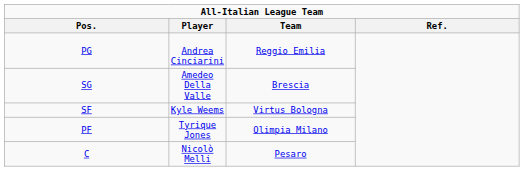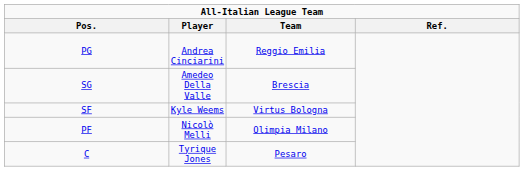(197, 129) Tyrique Jones -> (197, 129) Nicolò Melli
(197, 154) Nicolò Melli -> (197, 154) Tyrique Jones
